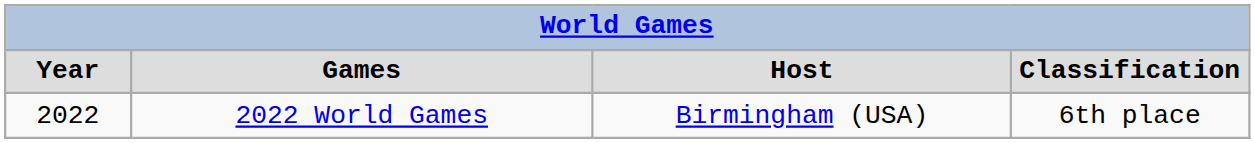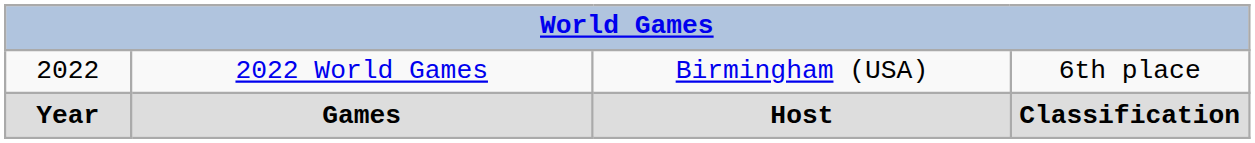rows swapped: (68, 71) <-> (68, 115)
